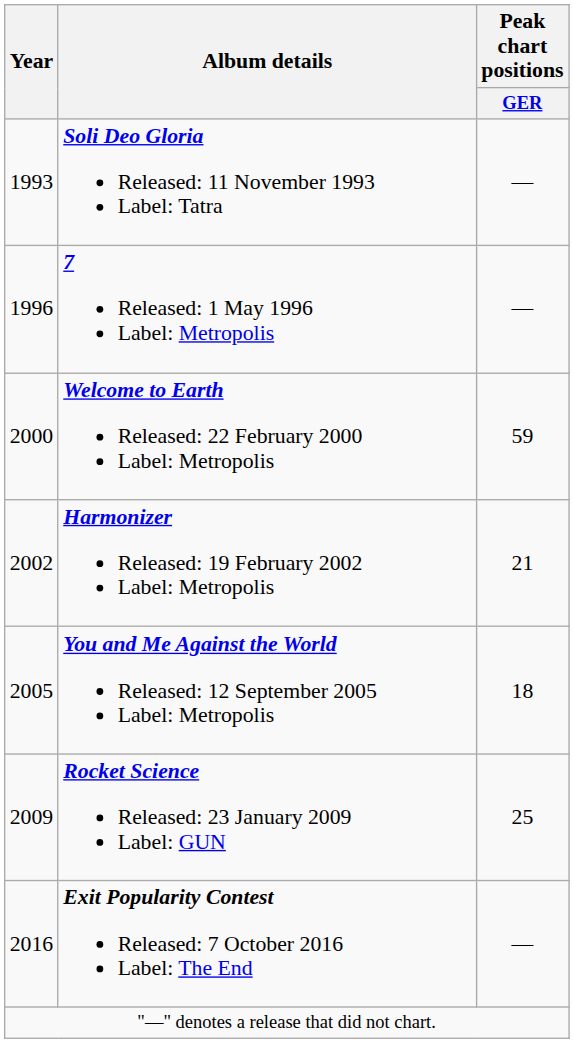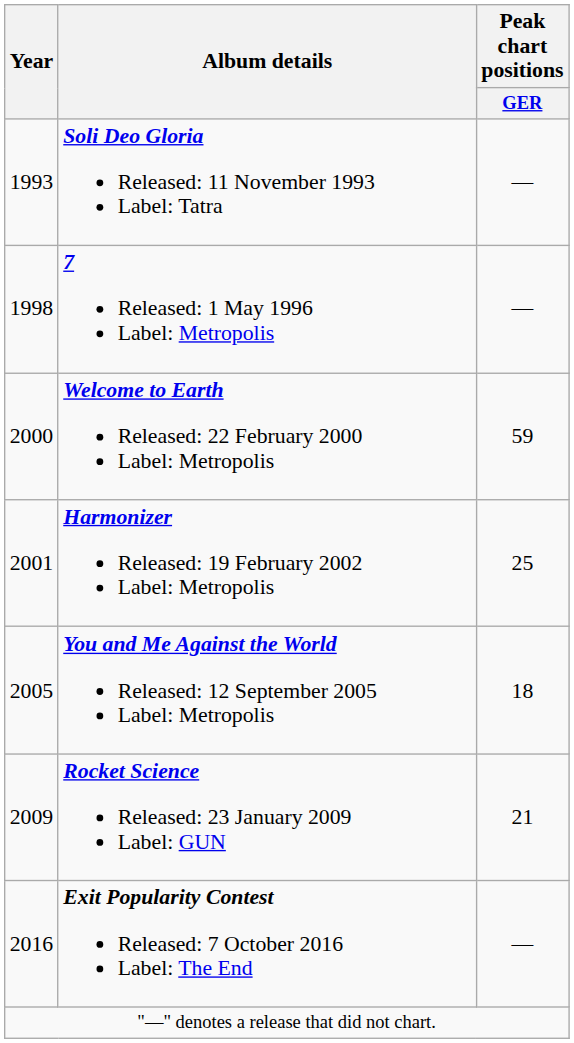(31, 308) 1996 -> (31, 308) 1998
(31, 562) 2002 -> (31, 562) 2001
(522, 562) 21 -> (522, 562) 25
(522, 816) 25 -> (522, 816) 21
